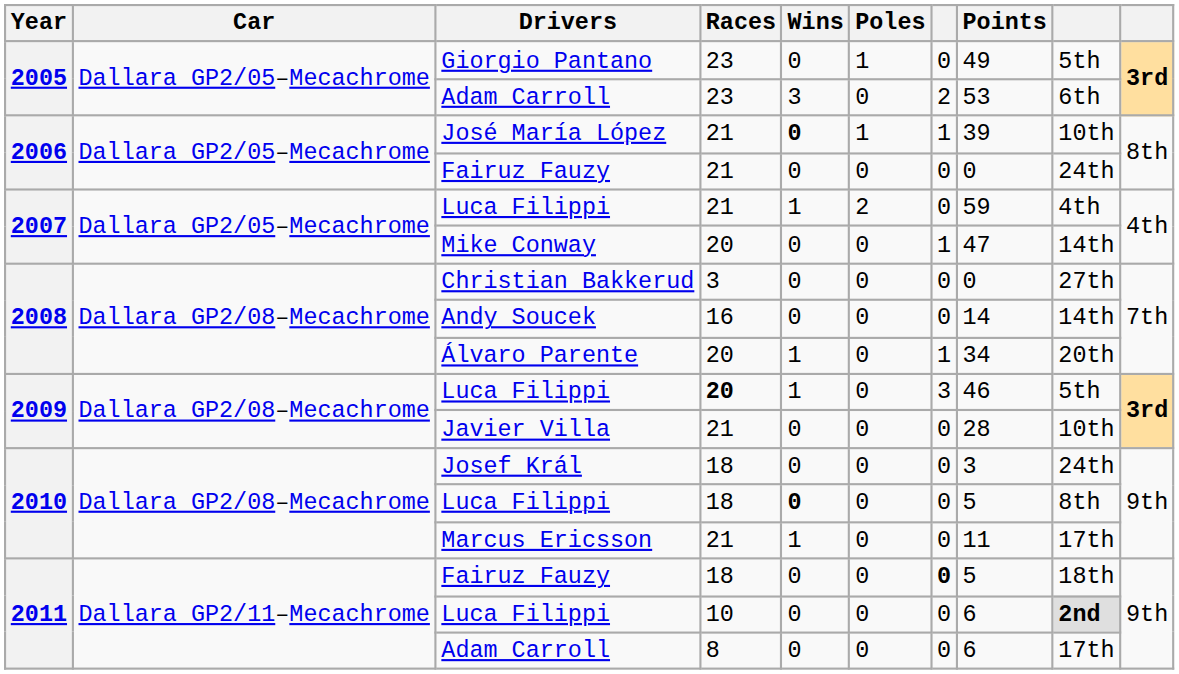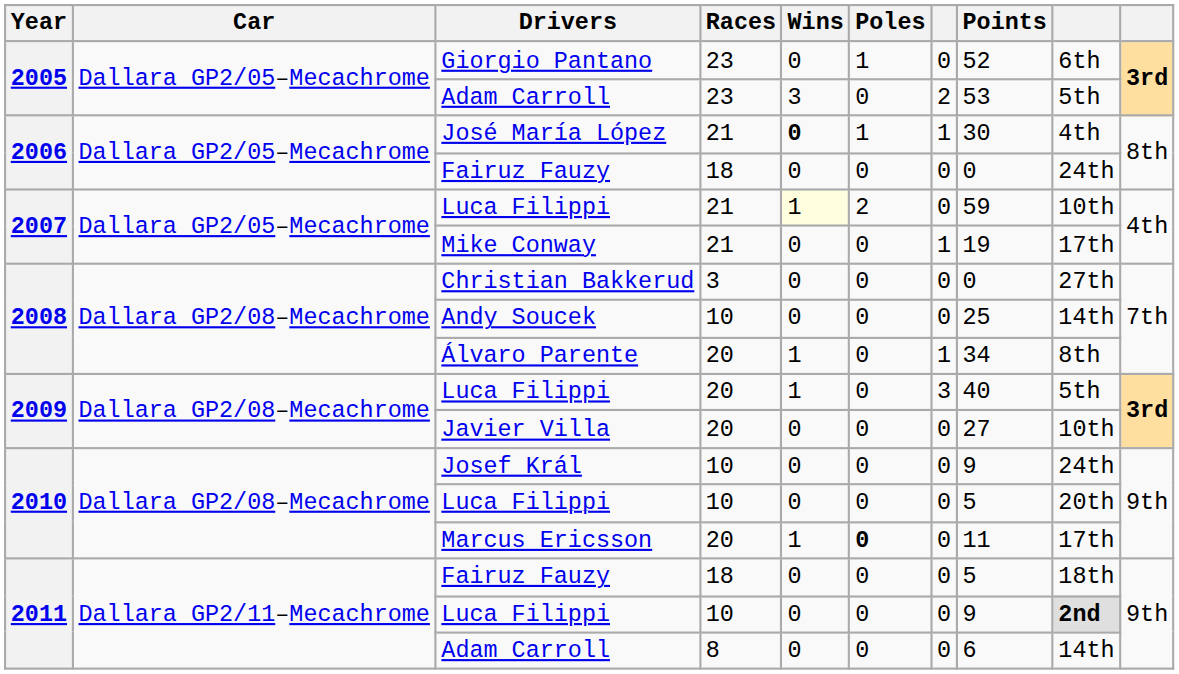(977, 60) 49 -> (977, 60) 52
(1079, 60) 5th -> (1079, 60) 6th
(1079, 97) 6th -> (1079, 97) 5th
(977, 134) 39 -> (977, 134) 30
(1086, 134) 10th -> (1079, 134) 4th
(720, 171) 21 -> (720, 171) 18
(795, 208) no background -> (795, 208) lightyellow background
(1079, 208) 4th -> (1086, 208) 10th
(720, 245) 20 -> (720, 245) 21
(977, 245) 47 -> (977, 245) 19
(1086, 245) 14th -> (1086, 245) 17th
(720, 319) 16 -> (720, 319) 10
(977, 319) 14 -> (977, 319) 25
(1086, 356) 20th -> (1079, 356) 8th
(720, 393) bold -> (720, 393) normal
(977, 393) 46 -> (977, 393) 40
(720, 429) 21 -> (720, 429) 20
(977, 429) 28 -> (977, 429) 27
(720, 466) 18 -> (720, 466) 10
(970, 466) 3 -> (970, 466) 9
(720, 503) 18 -> (720, 503) 10
(795, 503) bold -> (795, 503) normal
(1079, 503) 8th -> (1086, 503) 20th
(720, 540) 21 -> (720, 540) 20
(862, 540) normal -> (862, 540) bold
(944, 577) bold -> (944, 577) normal
(970, 614) 6 -> (970, 614) 9
(1086, 651) 17th -> (1086, 651) 14th
